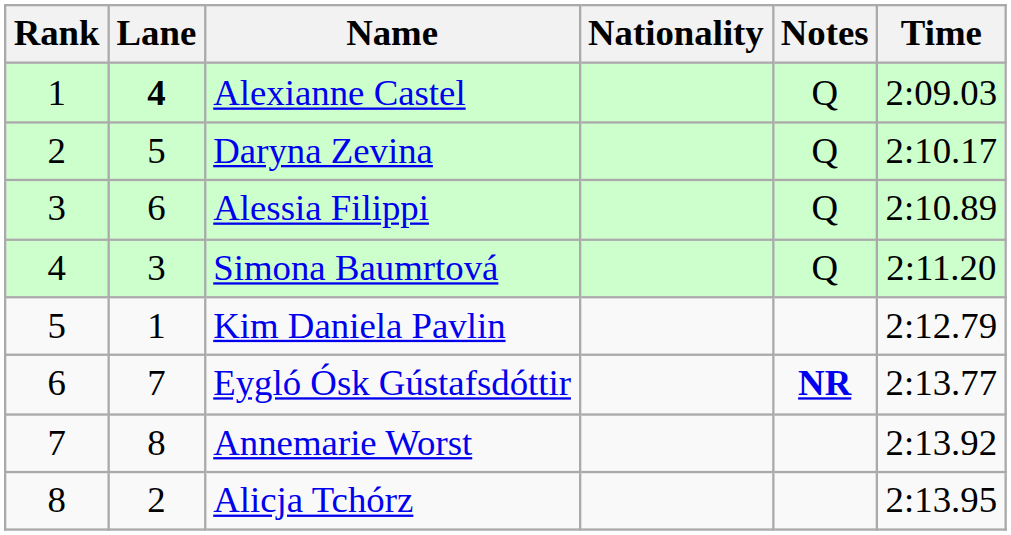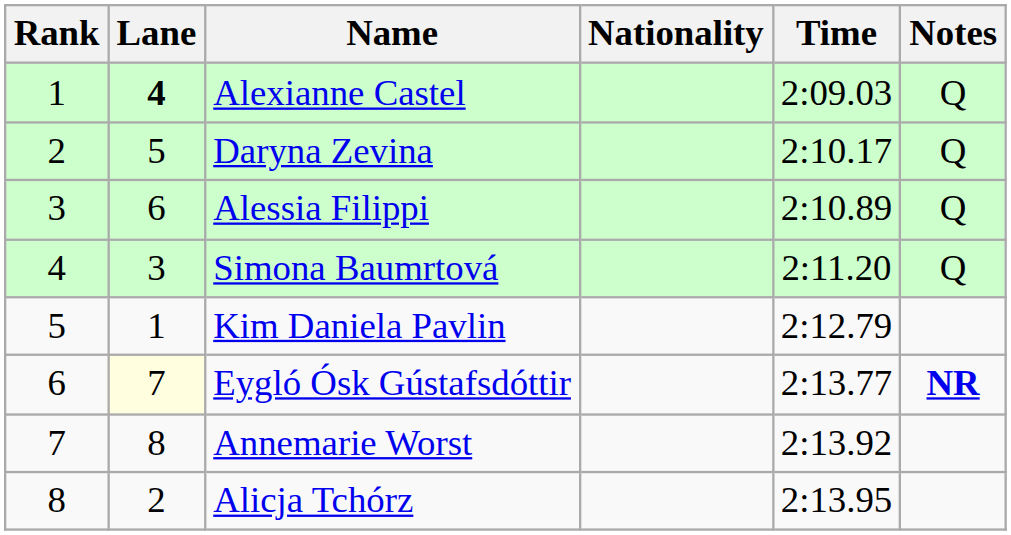columns swapped: (941, 33) <-> (825, 33)
(156, 383) no background -> (156, 383) lightyellow background
